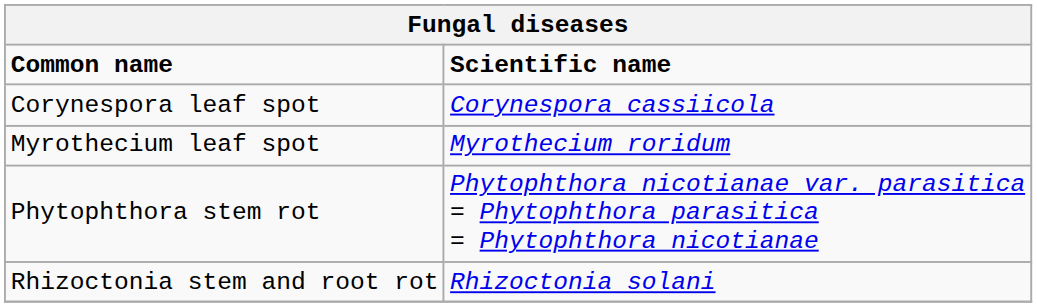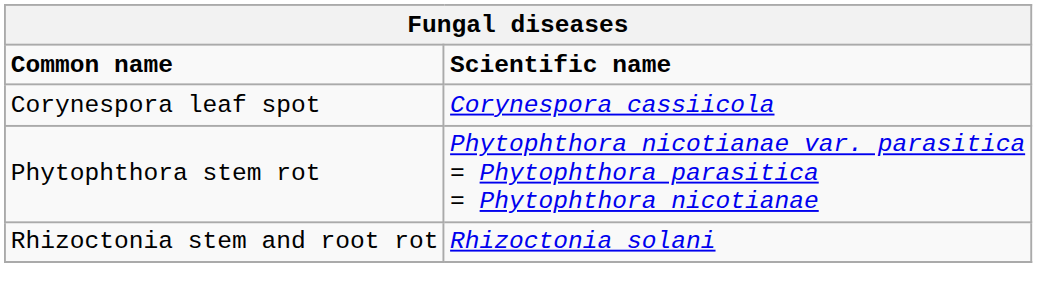- row: (166, 145)
